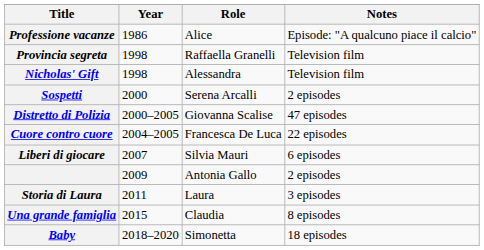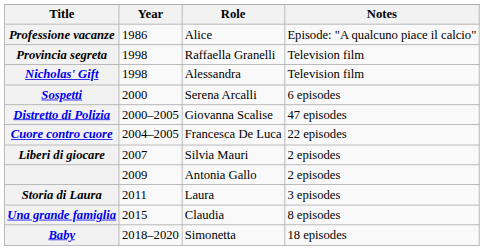(314, 94) 2 episodes -> (314, 94) 6 episodes
(314, 154) 6 episodes -> (314, 154) 2 episodes
